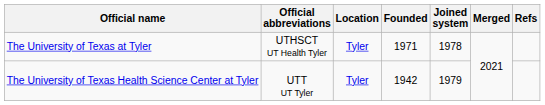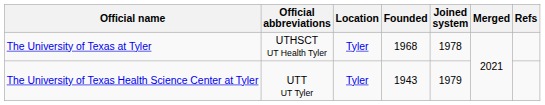(406, 46) 1971 -> (406, 46) 1968
(406, 80) 1942 -> (406, 80) 1943
